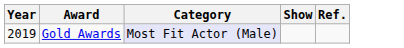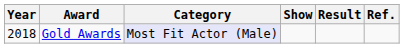+ column: (340, 14)
(22, 34) 2019 -> (22, 34) 2018
